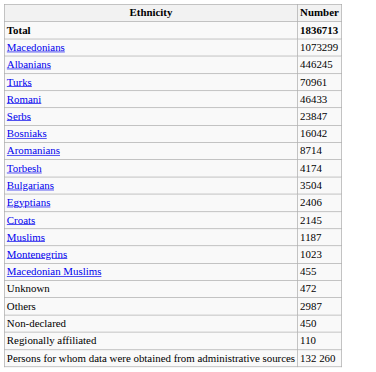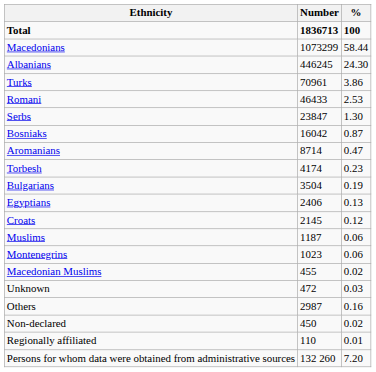+ column: (356, 13)
